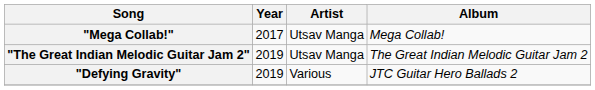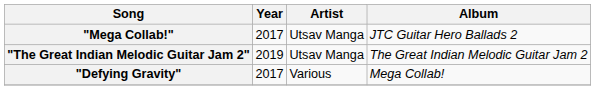(407, 34) Mega Collab! -> (444, 34) JTC Guitar Hero Ballads 2
(270, 74) 2019 -> (270, 74) 2017
(444, 74) JTC Guitar Hero Ballads 2 -> (407, 74) Mega Collab!
